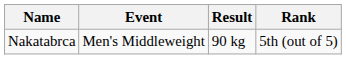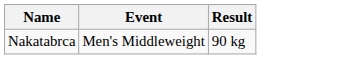- column: (298, 17)
